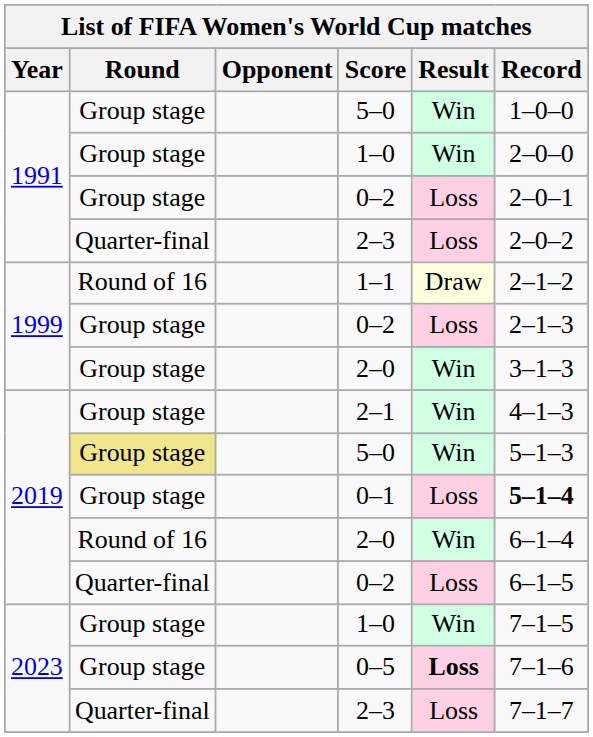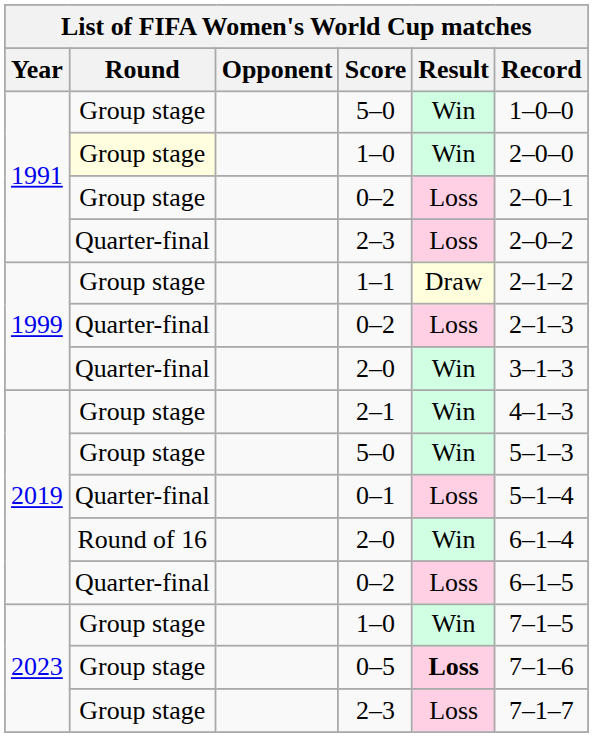(142, 154) no background -> (142, 154) lightyellow background
(142, 282) Round of 16 -> (142, 282) Group stage
(142, 325) Group stage -> (142, 325) Quarter-final
(142, 368) Group stage -> (142, 368) Quarter-final
(142, 453) khaki background -> (142, 453) no background
(142, 496) Group stage -> (142, 496) Quarter-final
(541, 496) bold -> (541, 496) normal
(142, 710) Quarter-final -> (142, 710) Group stage
